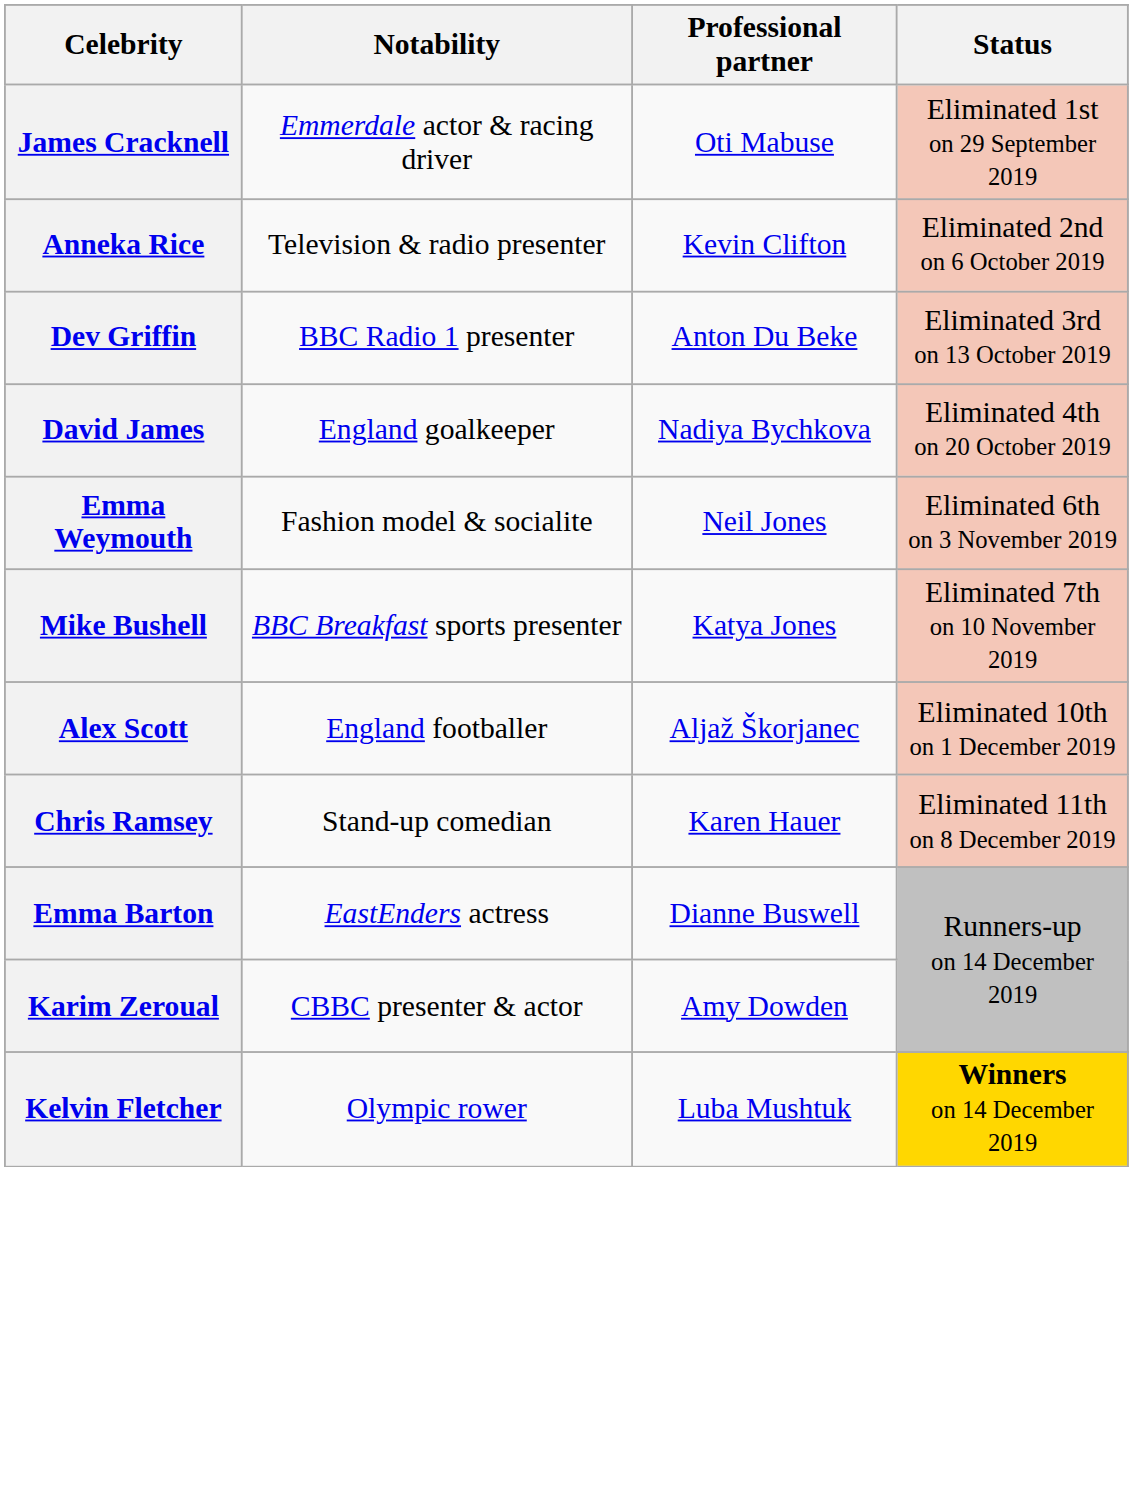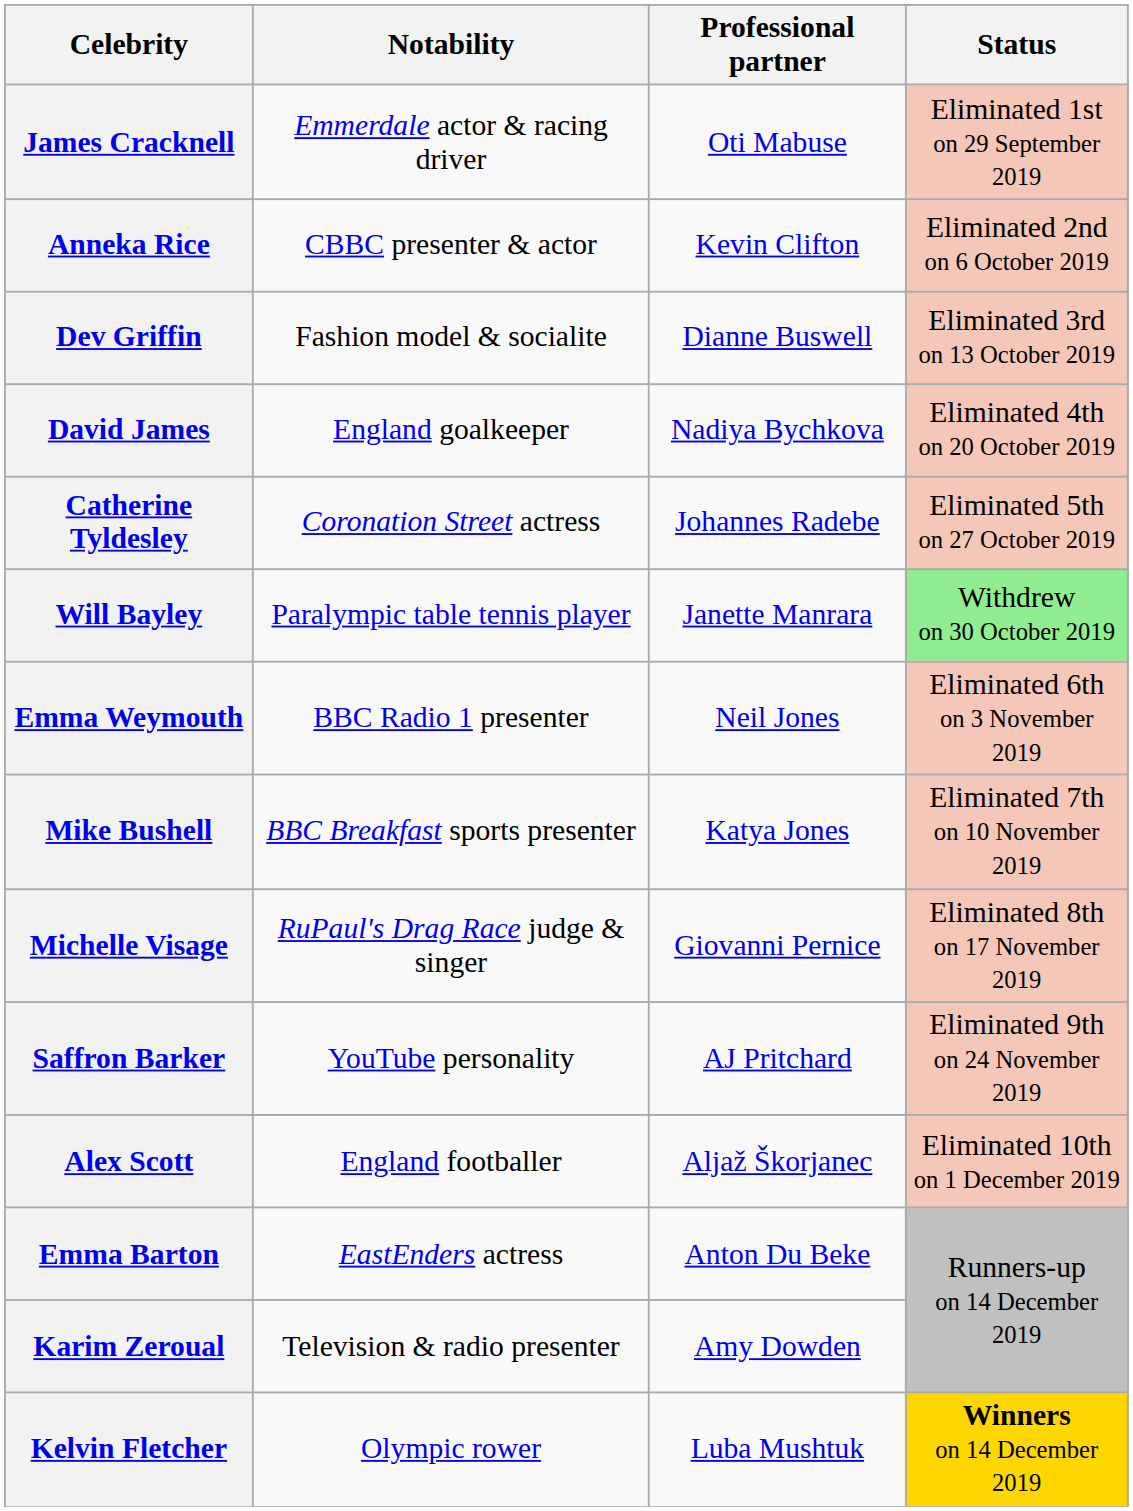(437, 244) Television & radio presenter -> (451, 244) CBBC presenter & actor
(437, 337) BBC Radio 1 presenter -> (451, 337) Fashion model & socialite
(764, 337) Anton Du Beke -> (777, 337) Dianne Buswell
+ row: (129, 522)
+ row: (129, 614)
(437, 522) Fashion model & socialite -> (451, 717) BBC Radio 1 presenter
+ row: (129, 944)
+ row: (129, 1058)
- row: (123, 820)
(764, 913) Dianne Buswell -> (777, 1253) Anton Du Beke
(437, 1005) CBBC presenter & actor -> (451, 1346) Television & radio presenter
